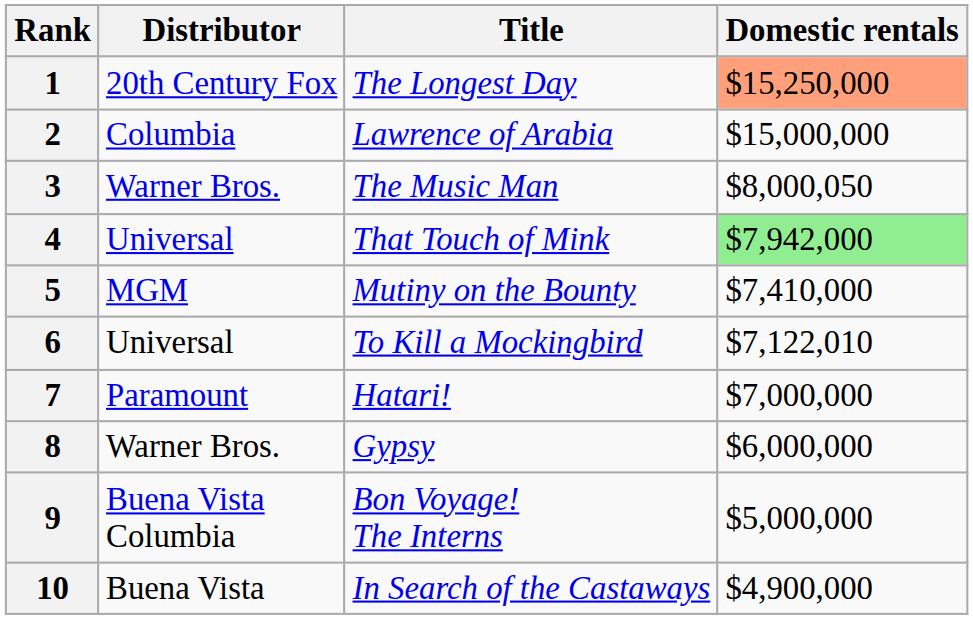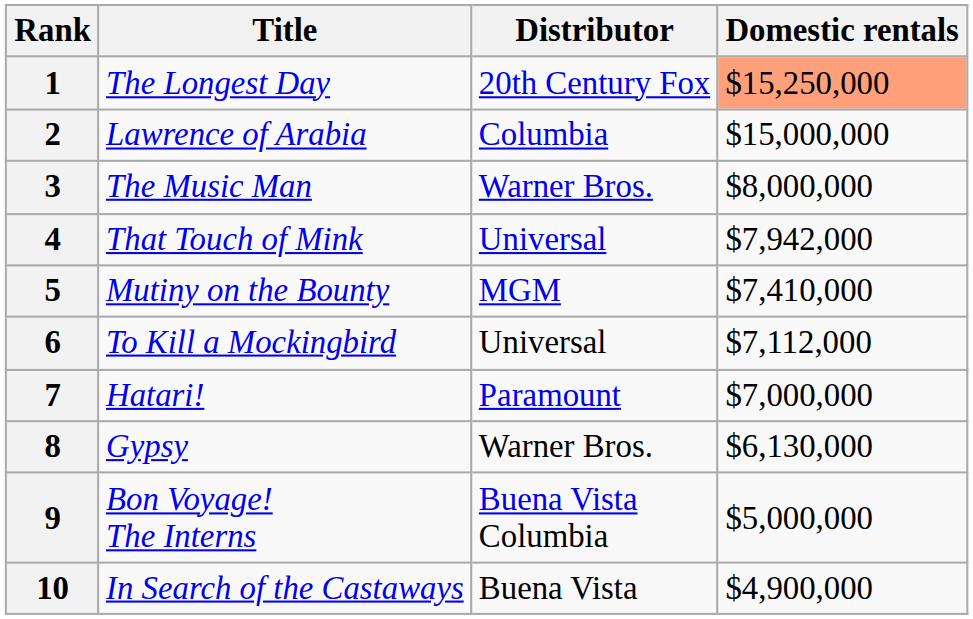columns swapped: (531, 30) <-> (222, 30)
(799, 186) $8,000,050 -> (799, 186) $8,000,000
(799, 238) lightgreen background -> (799, 238) no background
(799, 342) $7,122,010 -> (799, 342) $7,112,000
(799, 446) $6,000,000 -> (799, 446) $6,130,000
